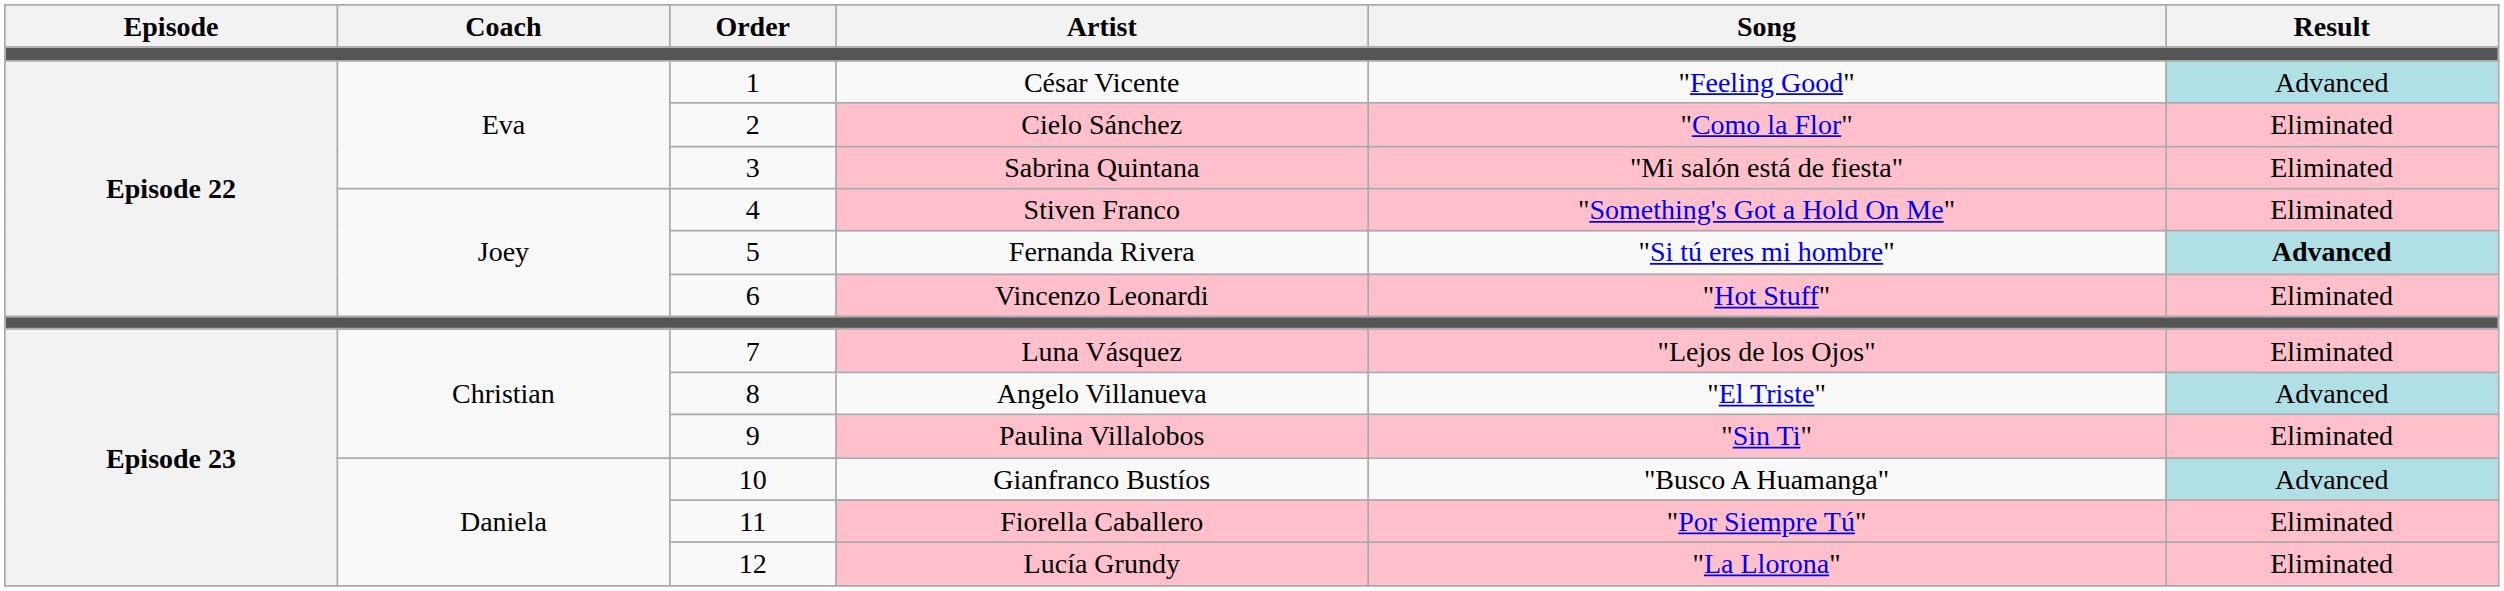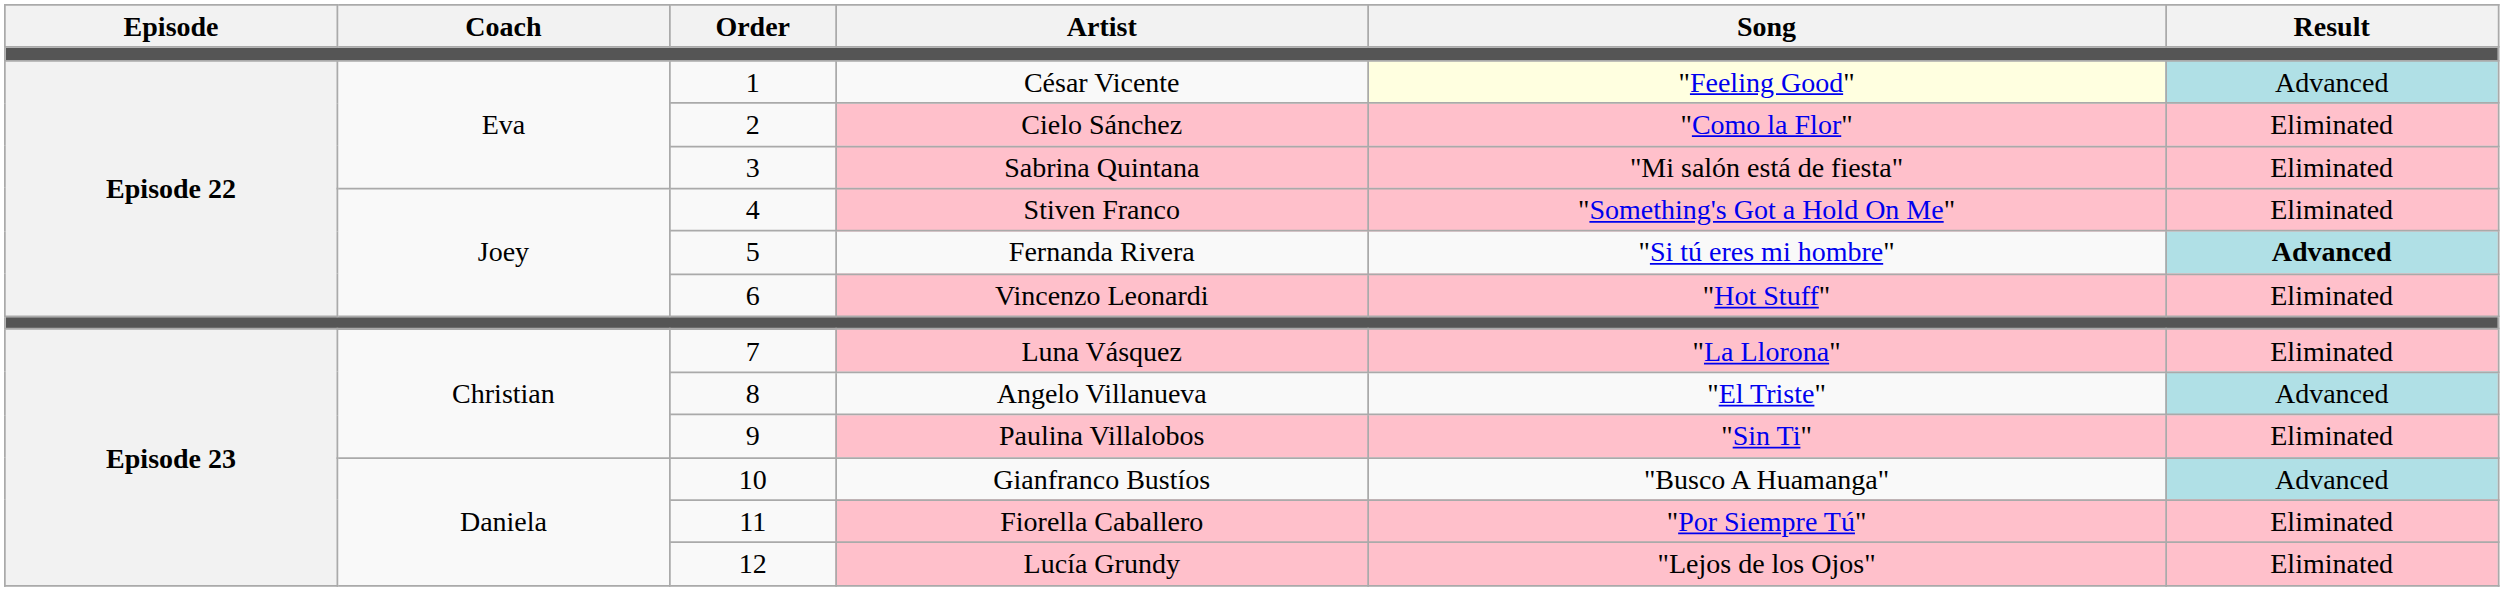(1767, 82) no background -> (1767, 82) lightyellow background
(1767, 351) "Lejos de los Ojos" -> (1767, 351) "La Llorona"
(1767, 564) "La Llorona" -> (1767, 564) "Lejos de los Ojos"
